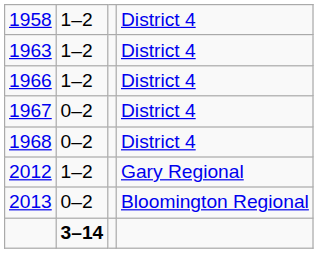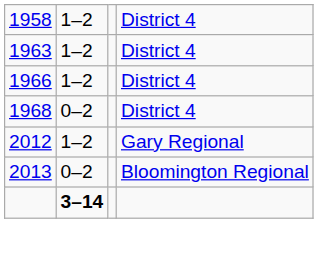- row: (30, 111)
